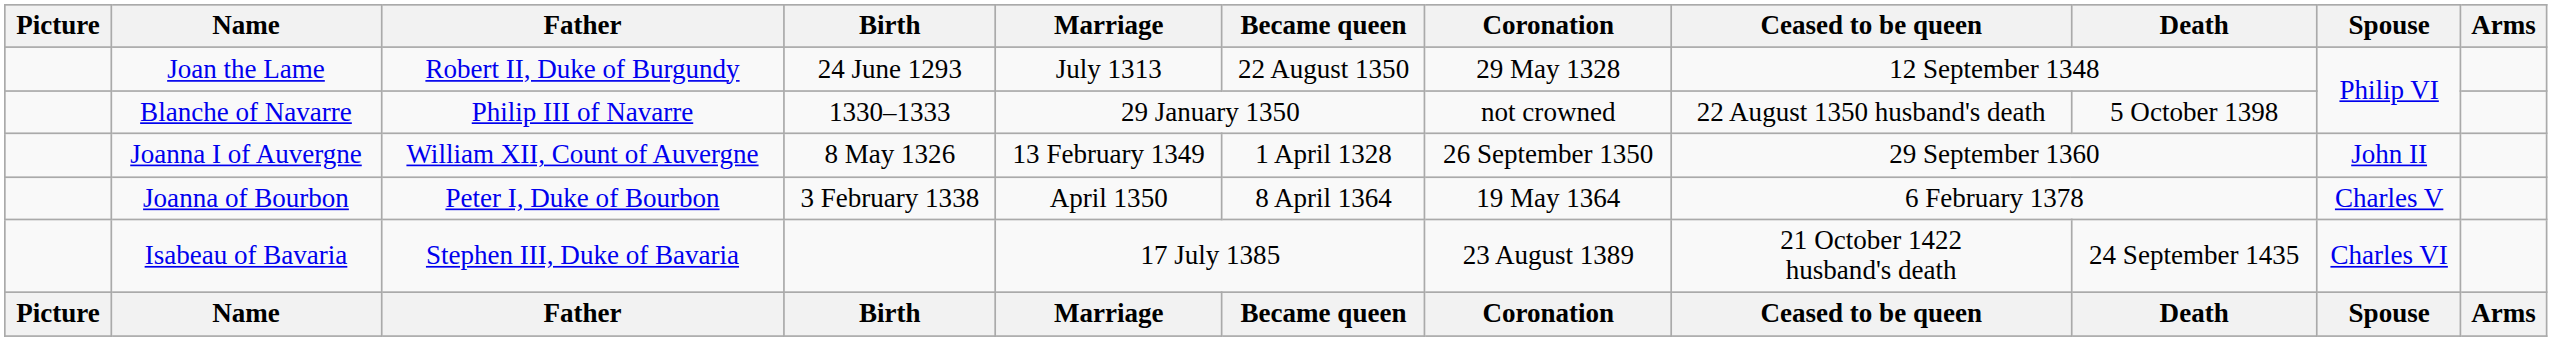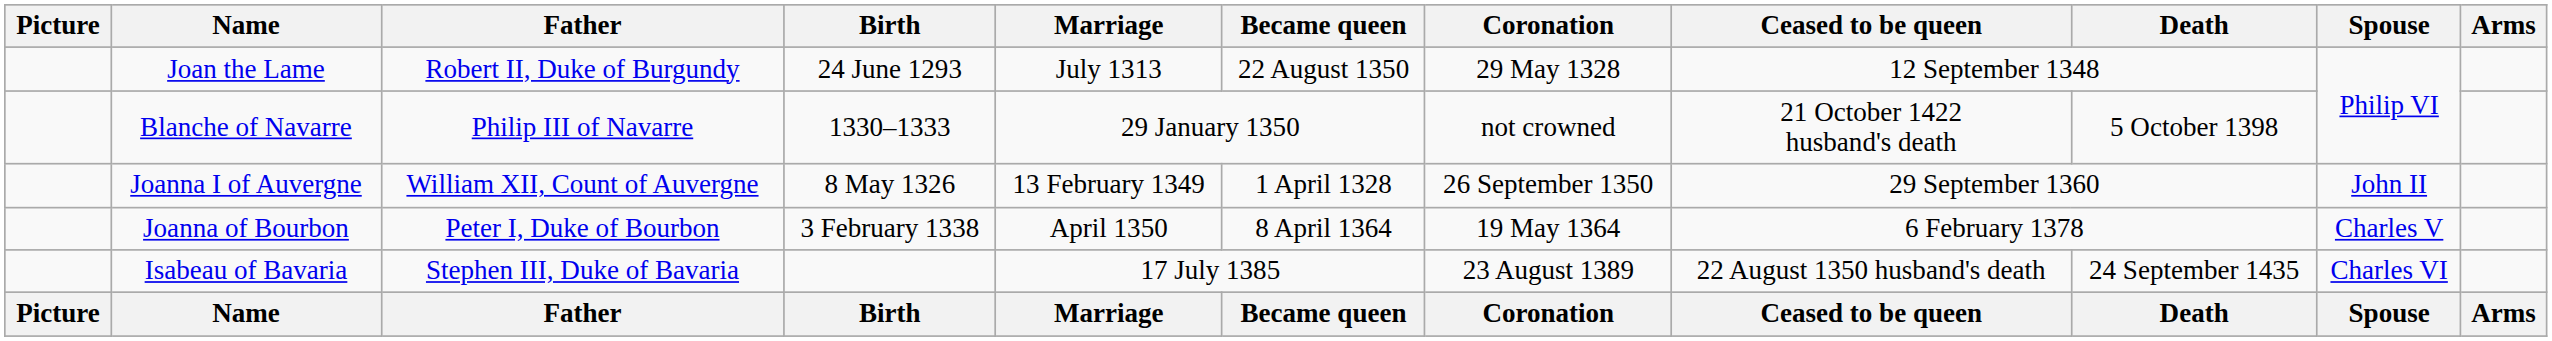(1871, 111) 22 August 1350 husband's death -> (1871, 126) 21 October 1422 husband's death
(1871, 255) 21 October 1422 husband's death -> (1871, 270) 22 August 1350 husband's death
